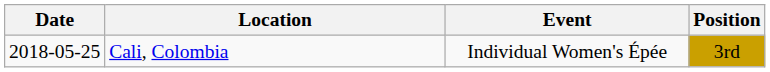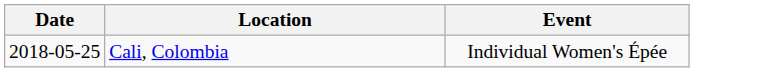- column: (727, 19)
